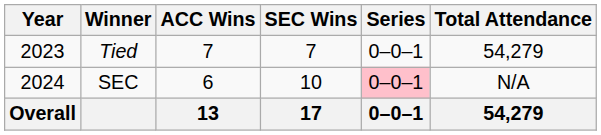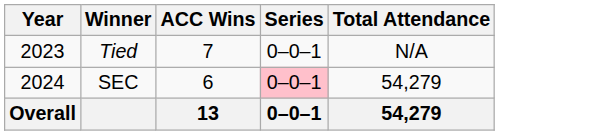- column: (311, 20)
(513, 51) 54,279 -> (411, 51) N/A
(513, 82) N/A -> (411, 82) 54,279
